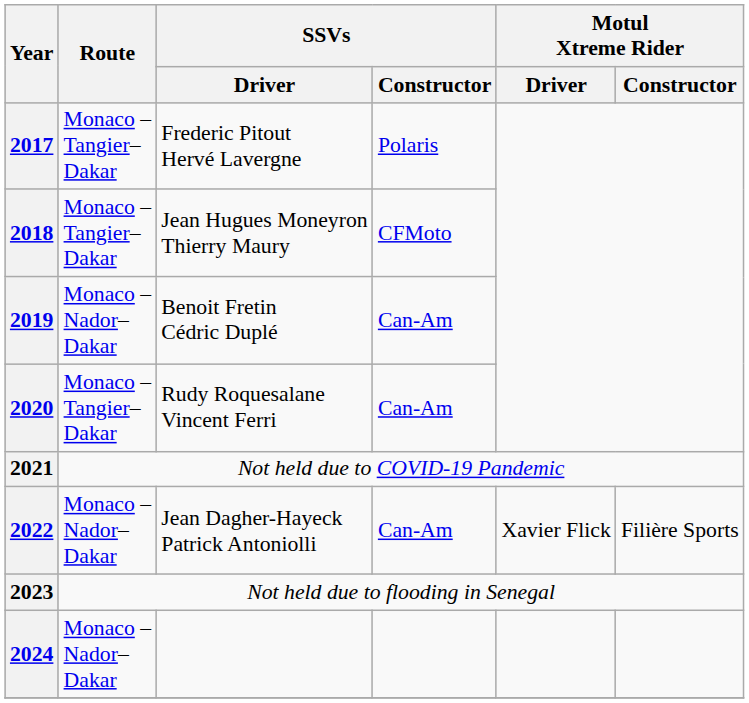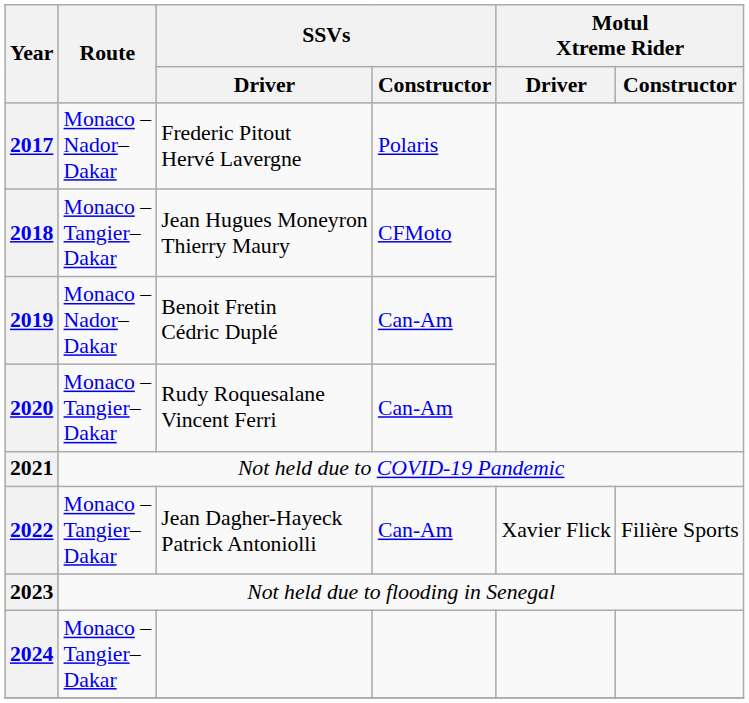(107, 145) Monaco – Tangier– Dakar -> (107, 145) Monaco – Nador– Dakar
(107, 530) Monaco – Nador– Dakar -> (107, 530) Monaco – Tangier– Dakar
(107, 653) Monaco – Nador– Dakar -> (107, 653) Monaco – Tangier– Dakar
